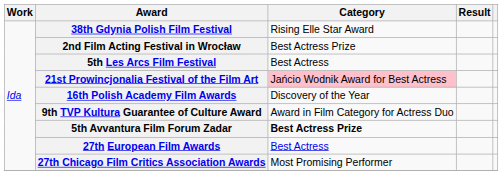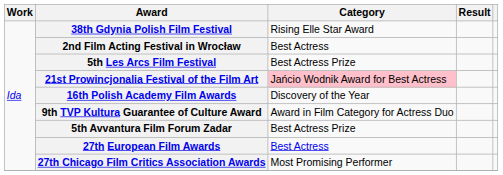(313, 46) Best Actress Prize -> (300, 46) Best Actress
(300, 63) Best Actress -> (313, 63) Best Actress Prize
(316, 129) bold -> (313, 129) normal
